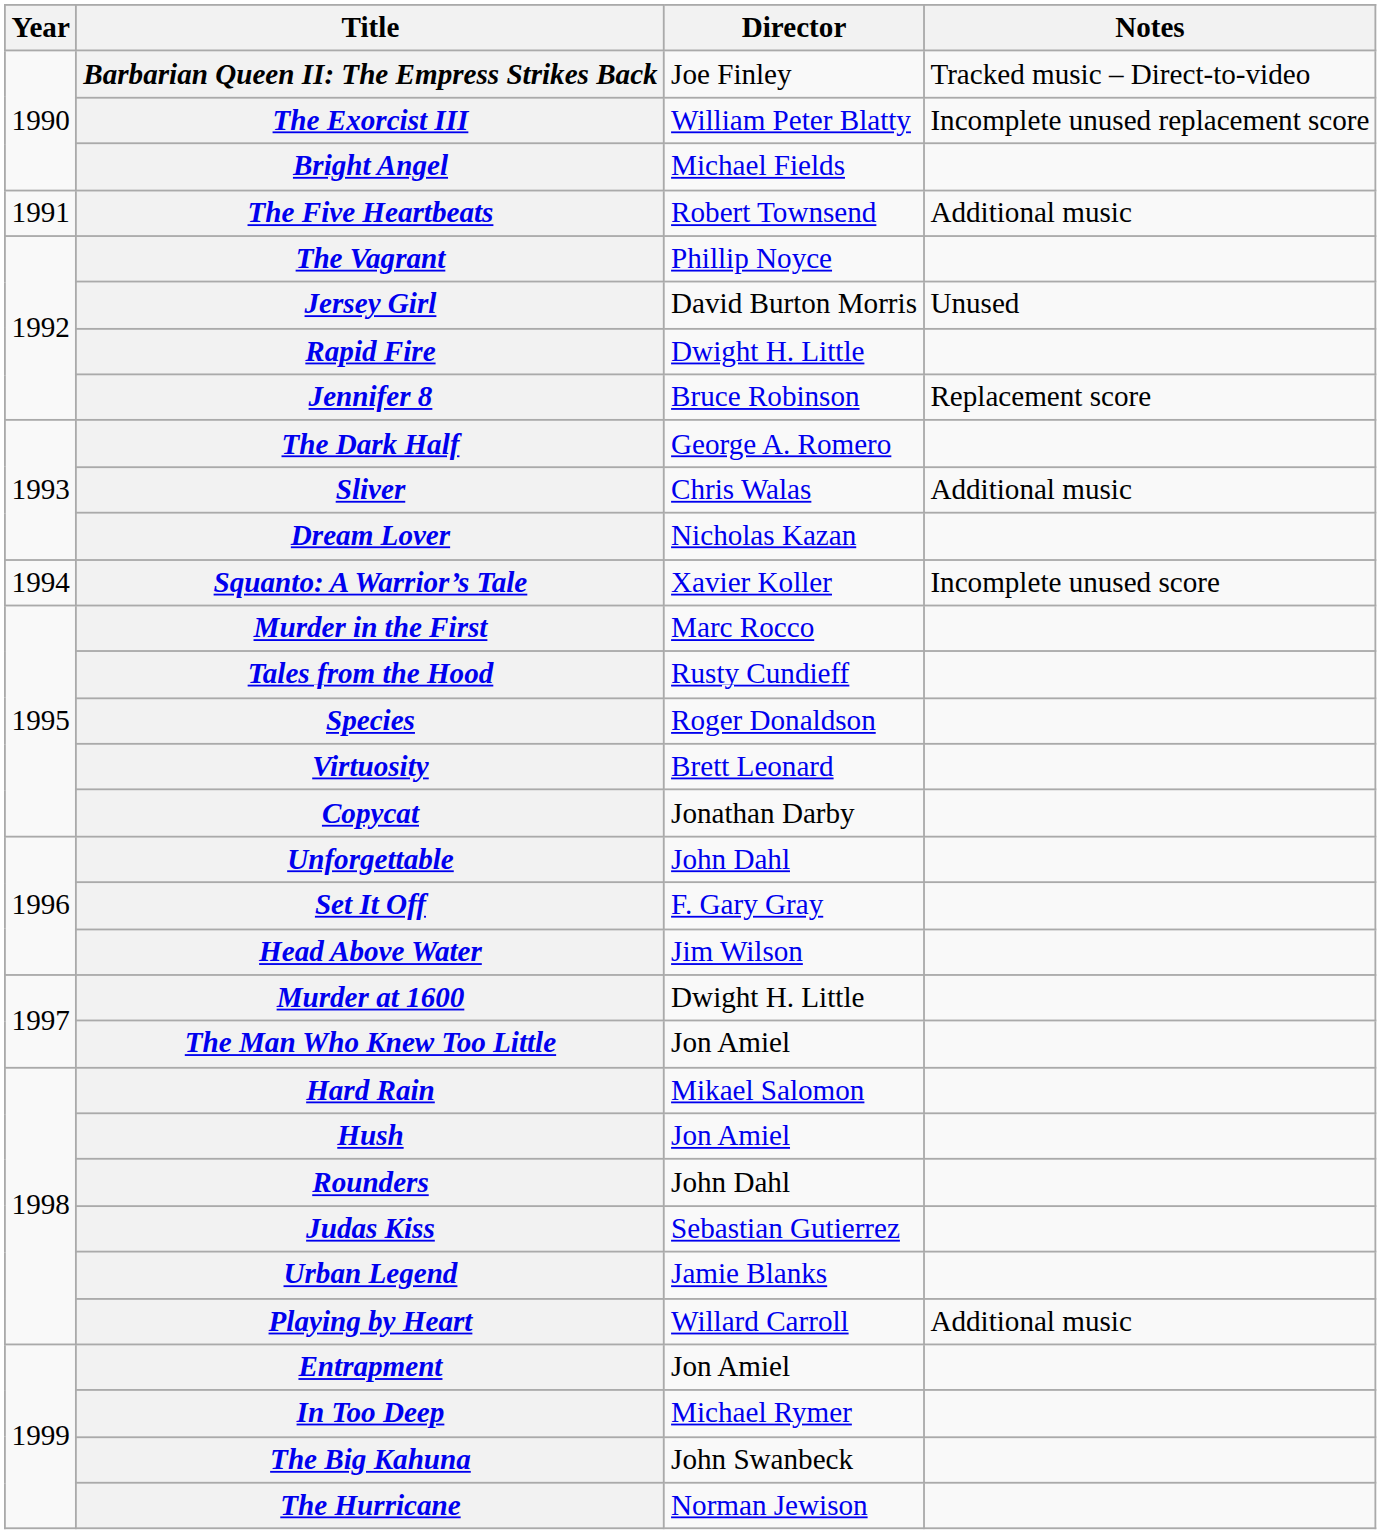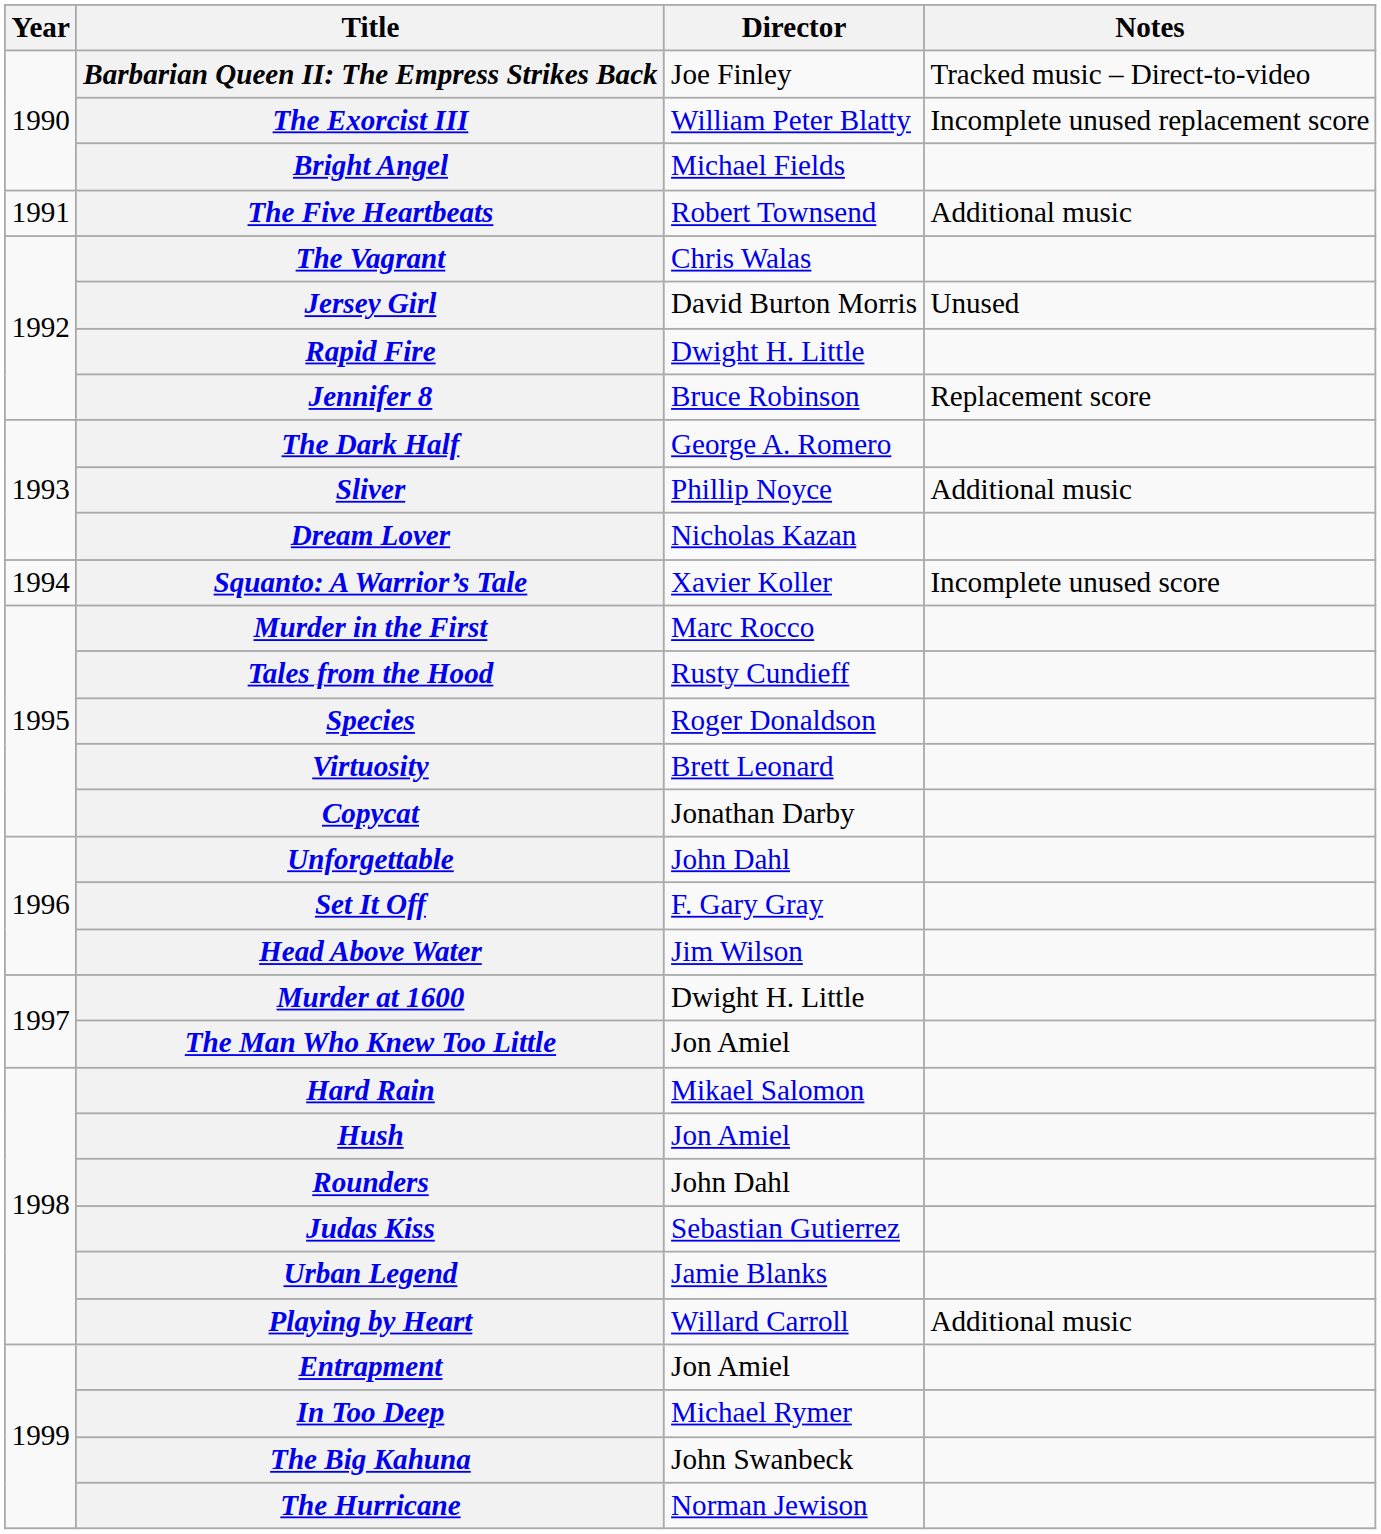(752, 258) Phillip Noyce -> (741, 258) Chris Walas
(741, 489) Chris Walas -> (752, 489) Phillip Noyce
